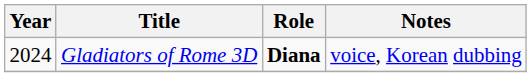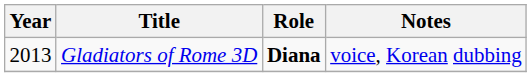(30, 54) 2024 -> (30, 54) 2013
